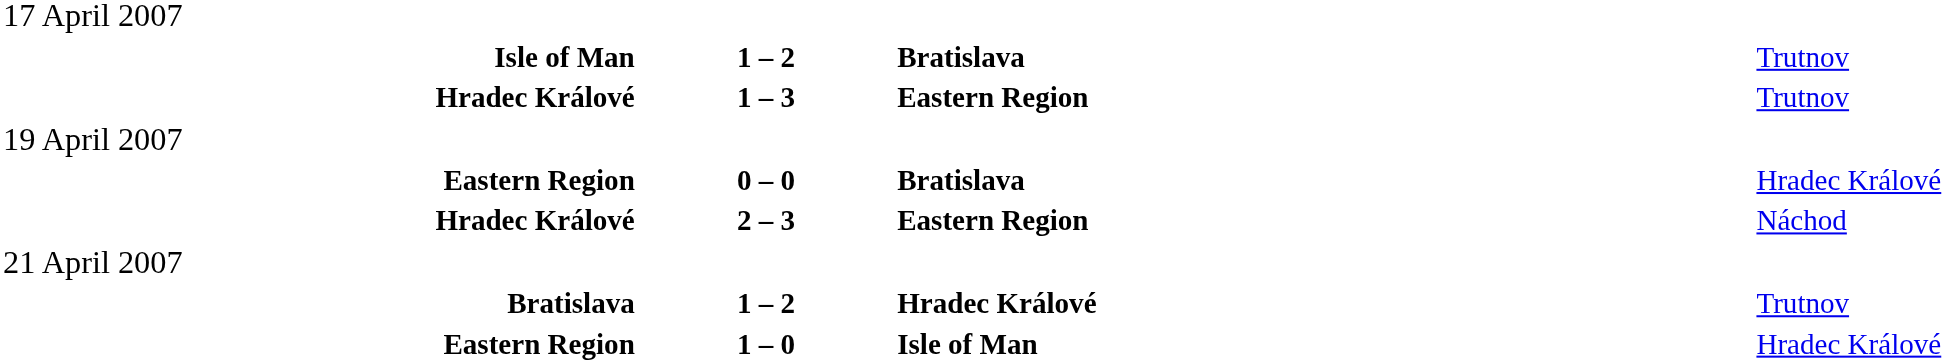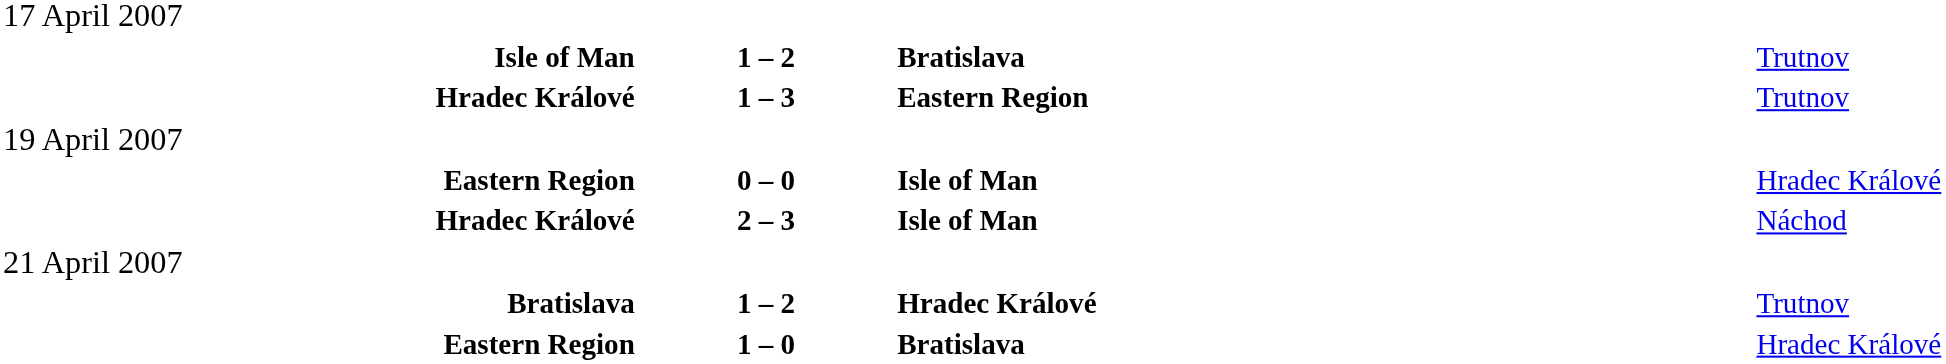(961, 180) Bratislava -> (967, 180) Isle of Man
(993, 220) Eastern Region -> (967, 220) Isle of Man
(967, 344) Isle of Man -> (961, 344) Bratislava
